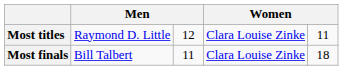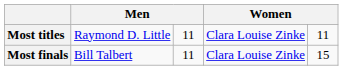(188, 34) 12 -> (188, 34) 11
(323, 55) 18 -> (323, 55) 15
